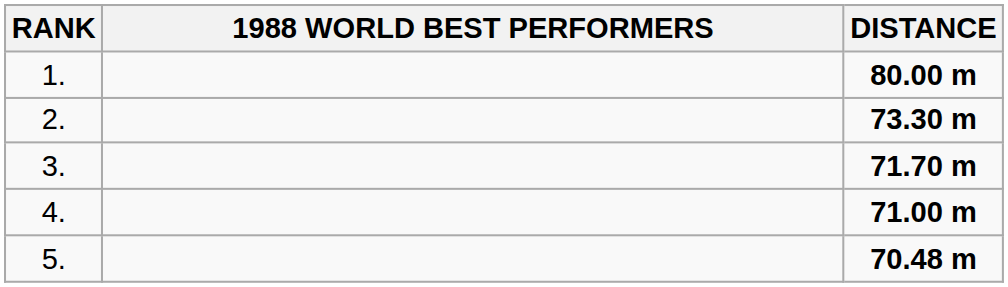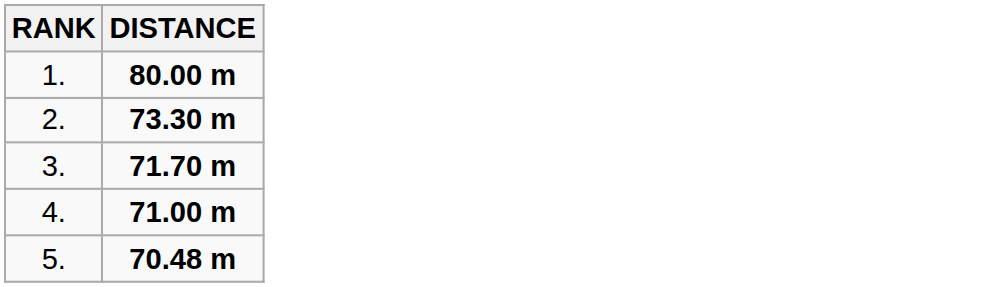- column: (473, 28)
